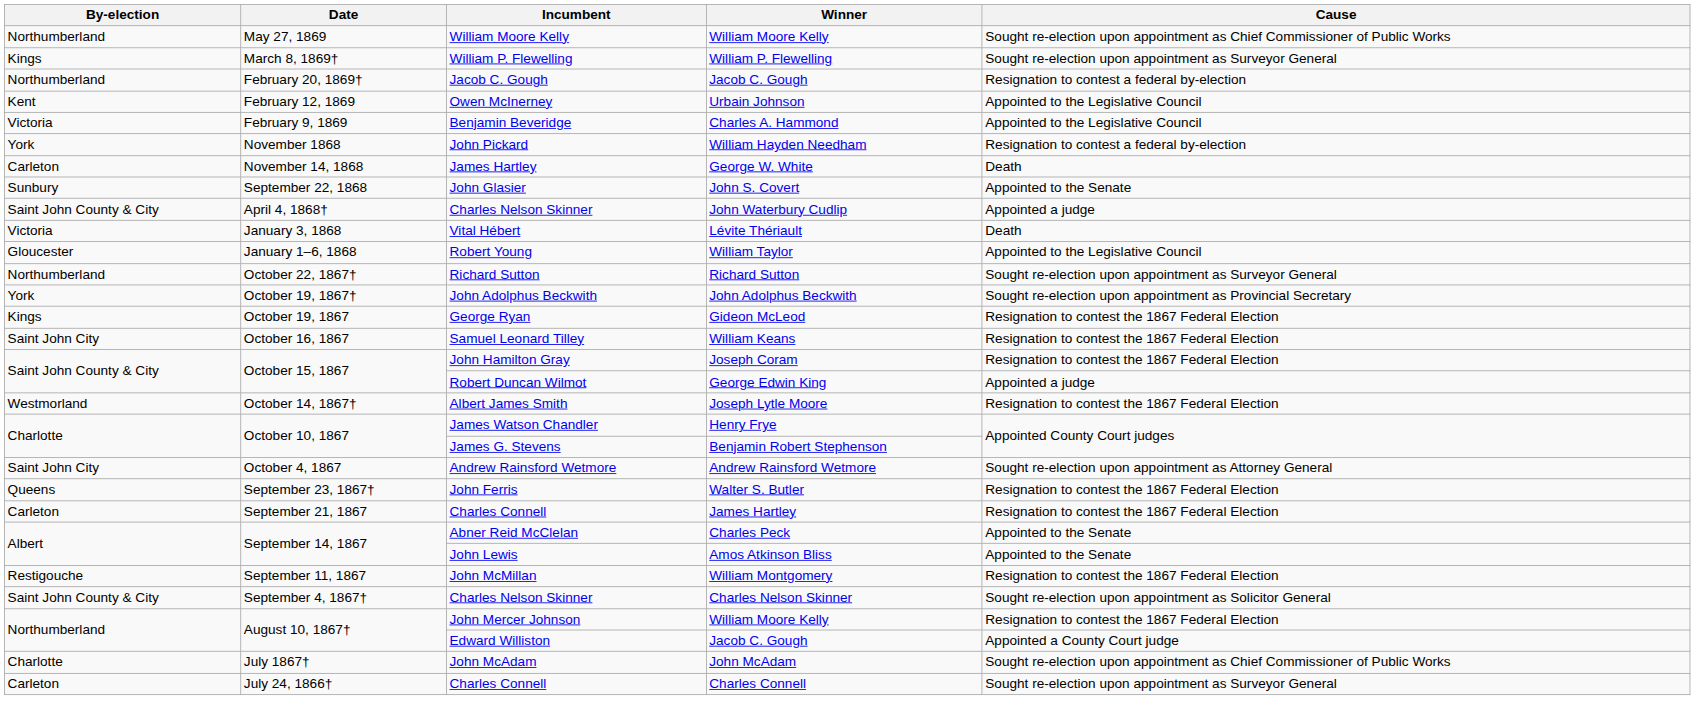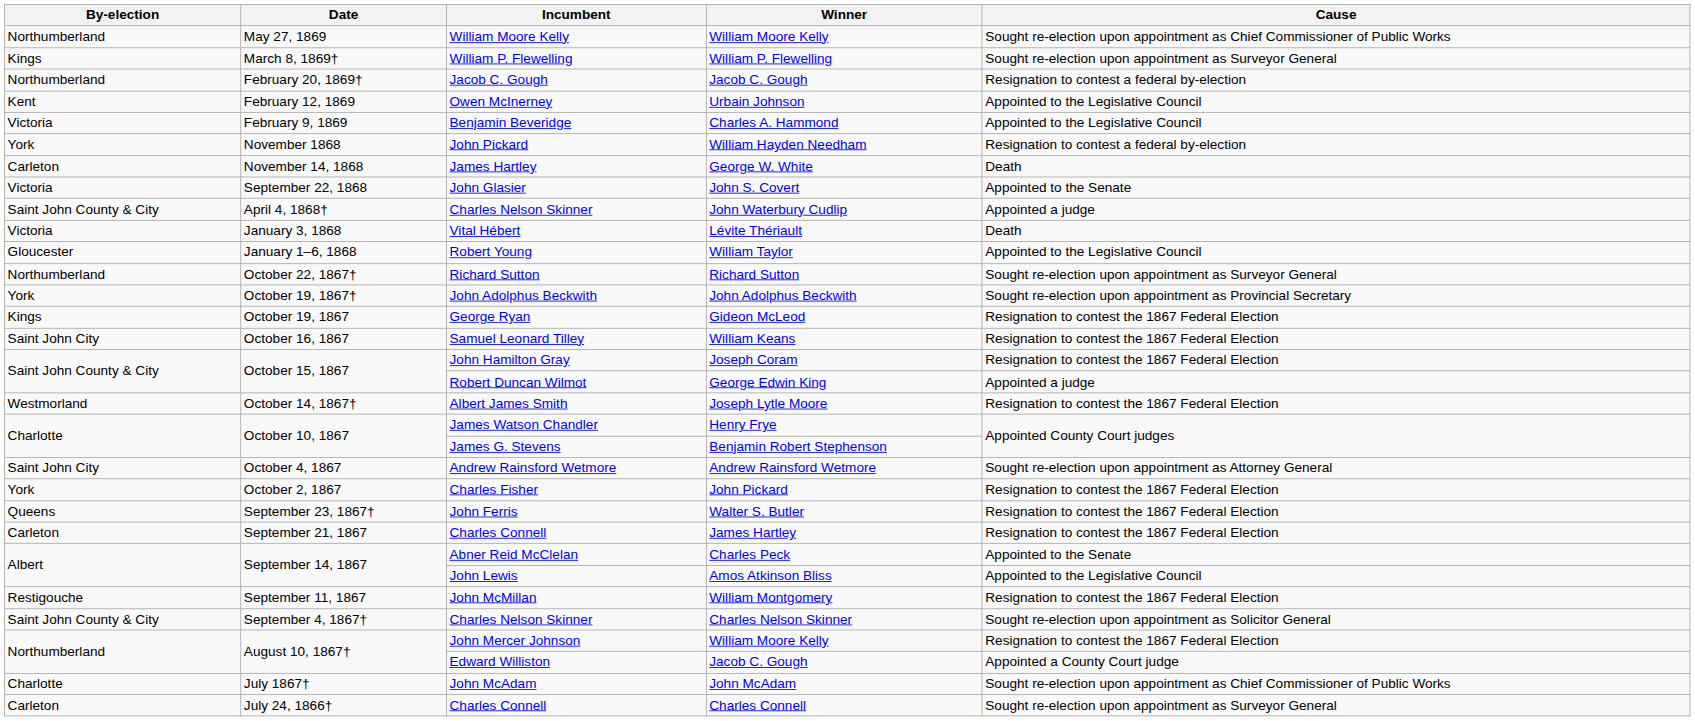(33, 187) Sunbury -> (30, 187) Victoria
+ row: (494, 489)
(1058, 554) Appointed to the Senate -> (1093, 576) Appointed to the Legislative Council
